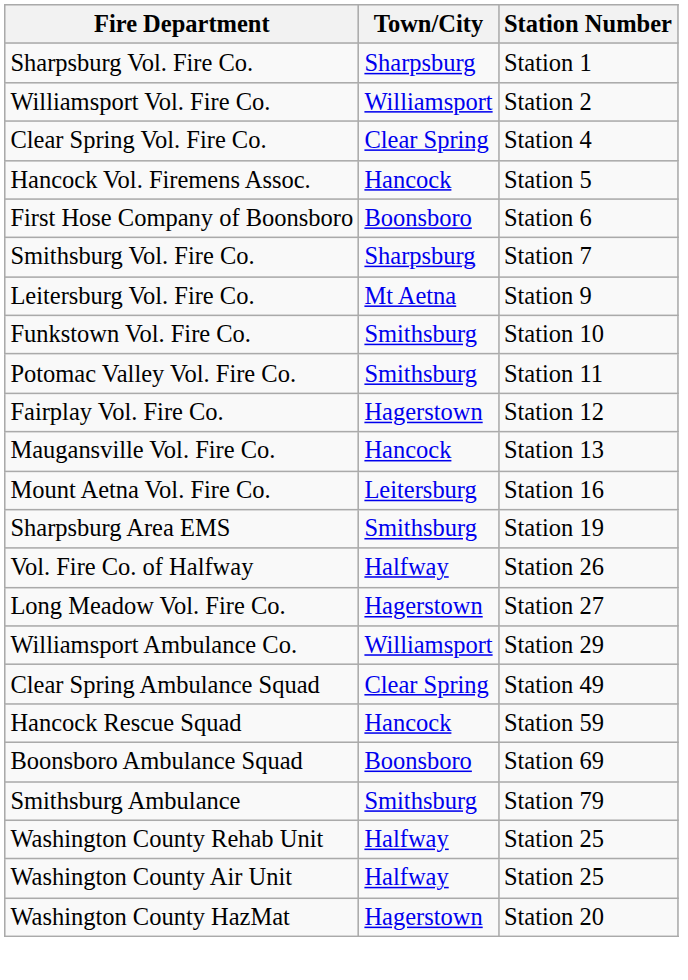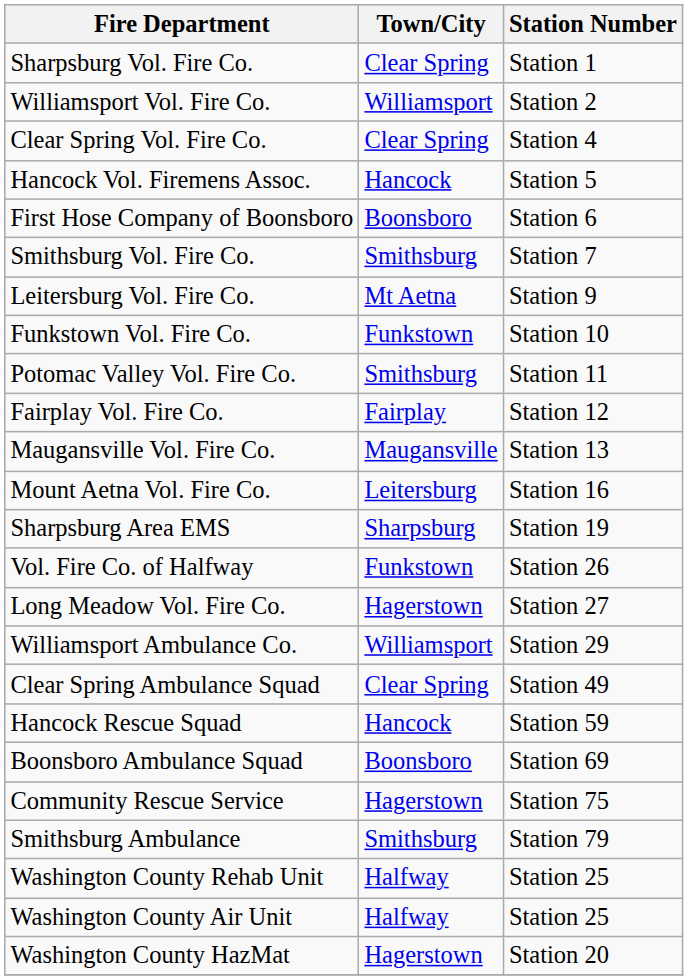(420, 62) Sharpsburg -> (427, 62) Clear Spring
(420, 256) Sharpsburg -> (421, 256) Smithsburg
(421, 334) Smithsburg -> (419, 334) Funkstown
(424, 412) Hagerstown -> (405, 412) Fairplay
(408, 450) Hancock -> (431, 450) Maugansville
(421, 528) Smithsburg -> (420, 528) Sharpsburg
(407, 567) Halfway -> (419, 567) Funkstown
+ row: (147, 800)
